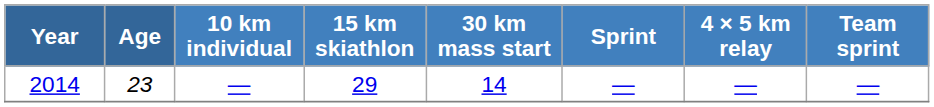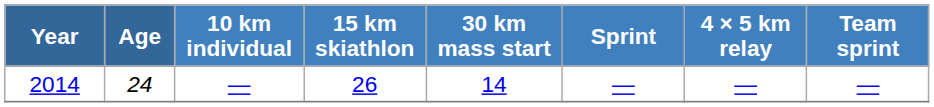(140, 84) 23 -> (140, 84) 24
(365, 84) 29 -> (365, 84) 26
